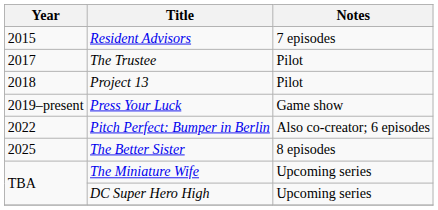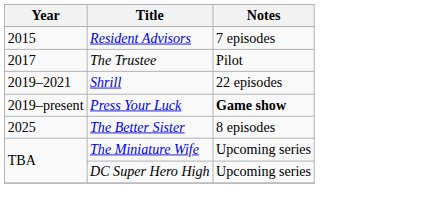- row: (119, 82)
+ row: (106, 82)
(310, 104) normal -> (251, 104) bold
- row: (180, 127)
